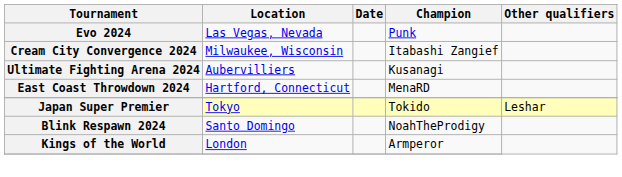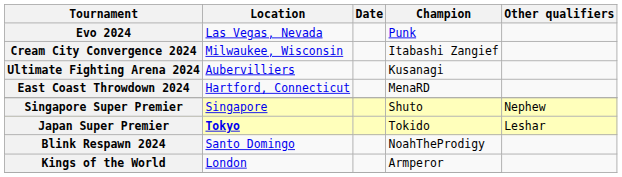+ row: (104, 107)
(223, 107) normal -> (223, 126) bold
